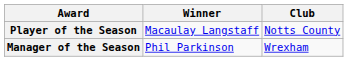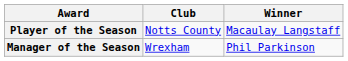columns swapped: (202, 13) <-> (302, 13)
